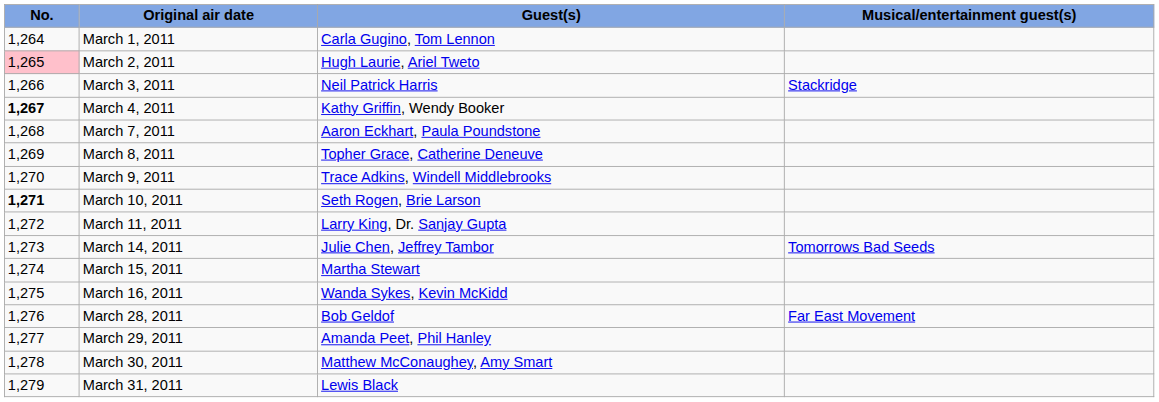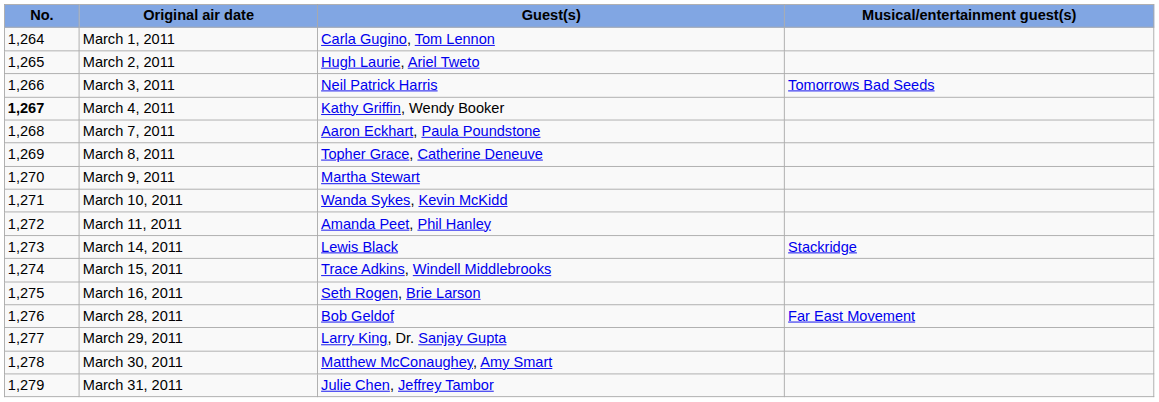(26, 62) pink background -> (26, 62) no background
(823, 85) Stackridge -> (861, 85) Tomorrows Bad Seeds
(436, 177) Trace Adkins, Windell Middlebrooks -> (370, 177) Martha Stewart
(26, 200) bold -> (26, 200) normal
(401, 200) Seth Rogen, Brie Larson -> (414, 200) Wanda Sykes, Kevin McKidd
(414, 223) Larry King, Dr. Sanjay Gupta -> (406, 223) Amanda Peet, Phil Hanley
(407, 246) Julie Chen, Jeffrey Tambor -> (360, 246) Lewis Black
(861, 246) Tomorrows Bad Seeds -> (823, 246) Stackridge
(370, 270) Martha Stewart -> (436, 270) Trace Adkins, Windell Middlebrooks
(414, 293) Wanda Sykes, Kevin McKidd -> (401, 293) Seth Rogen, Brie Larson
(406, 339) Amanda Peet, Phil Hanley -> (414, 339) Larry King, Dr. Sanjay Gupta
(360, 385) Lewis Black -> (407, 385) Julie Chen, Jeffrey Tambor
